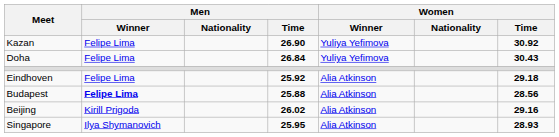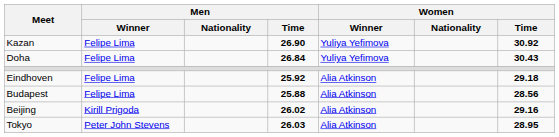(111, 94) bold -> (109, 94) normal
+ row: (19, 125)
- row: (29, 125)
